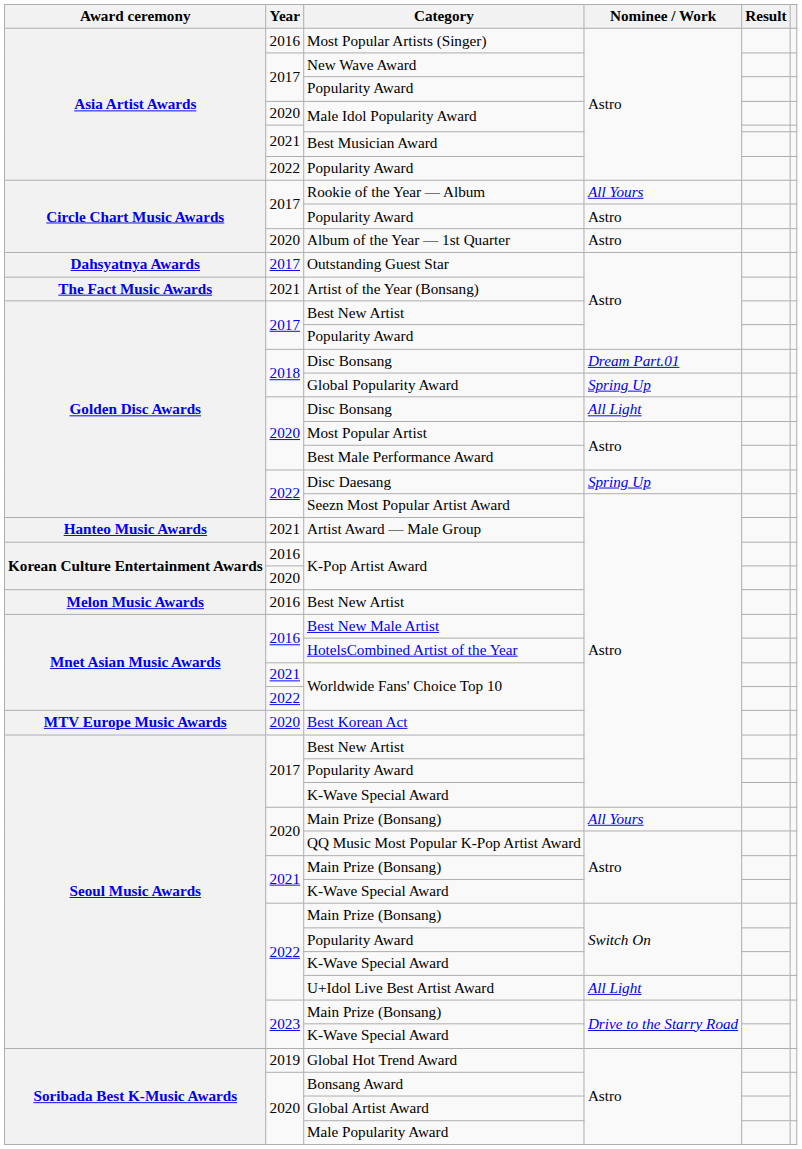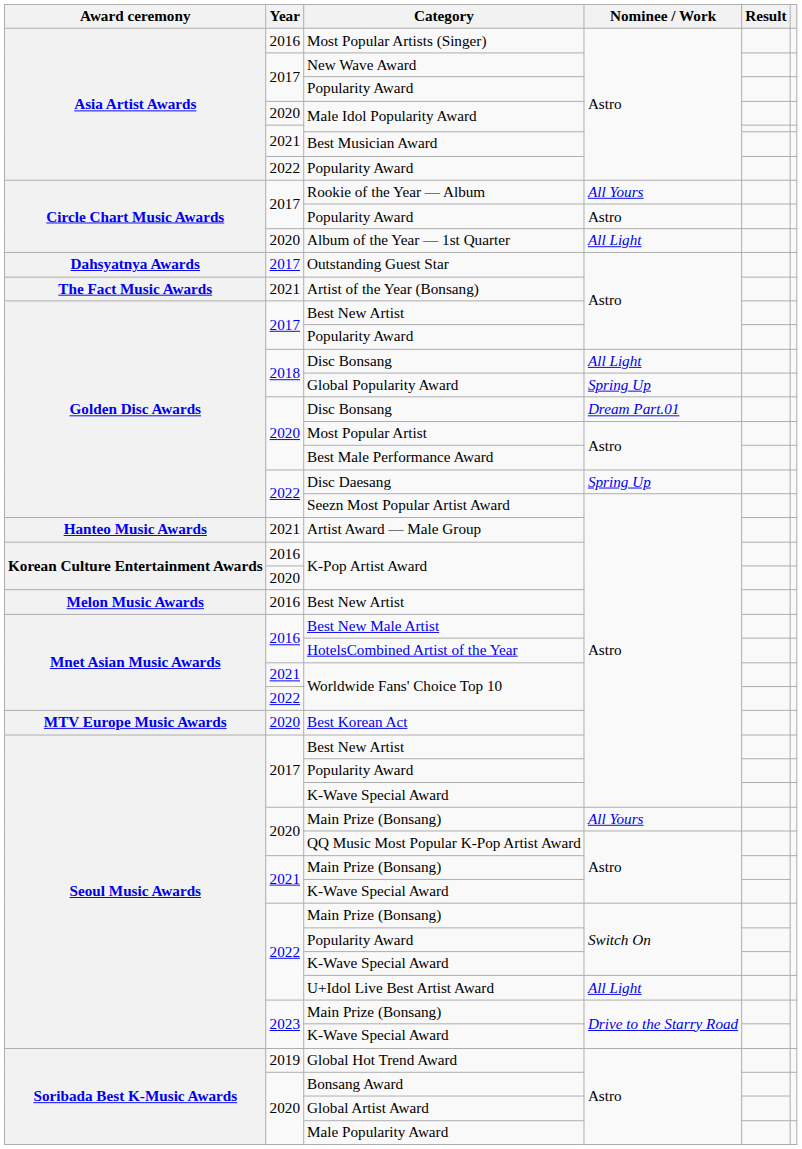(605, 240) Astro -> (615, 240) All Light
(634, 361) Dream Part.01 -> (615, 361) All Light
(615, 409) All Light -> (634, 409) Dream Part.01
